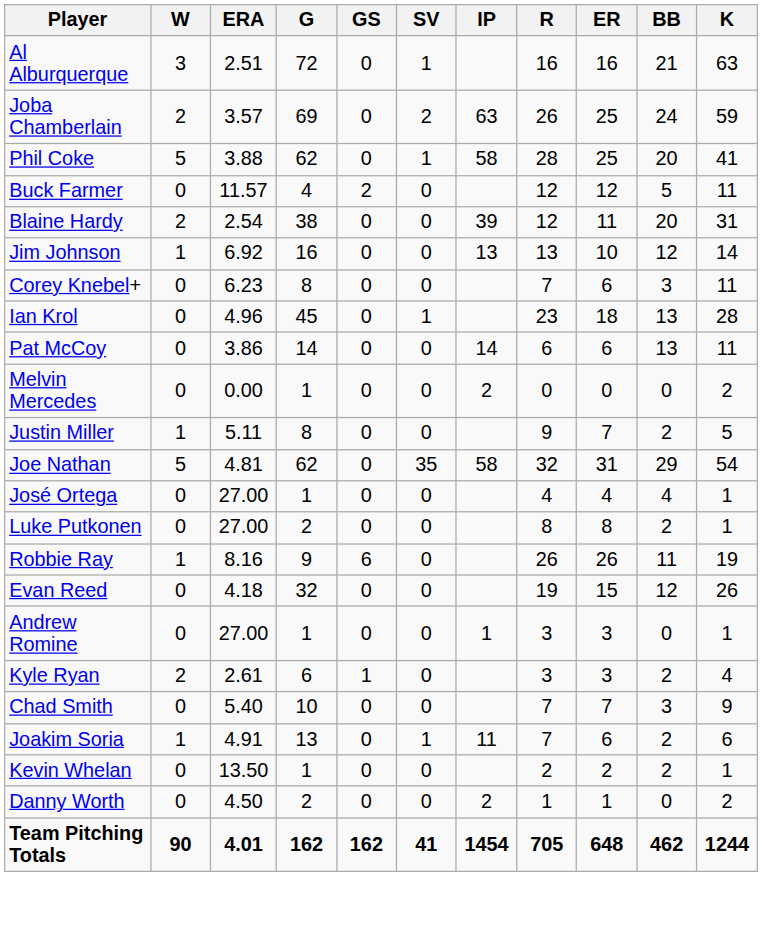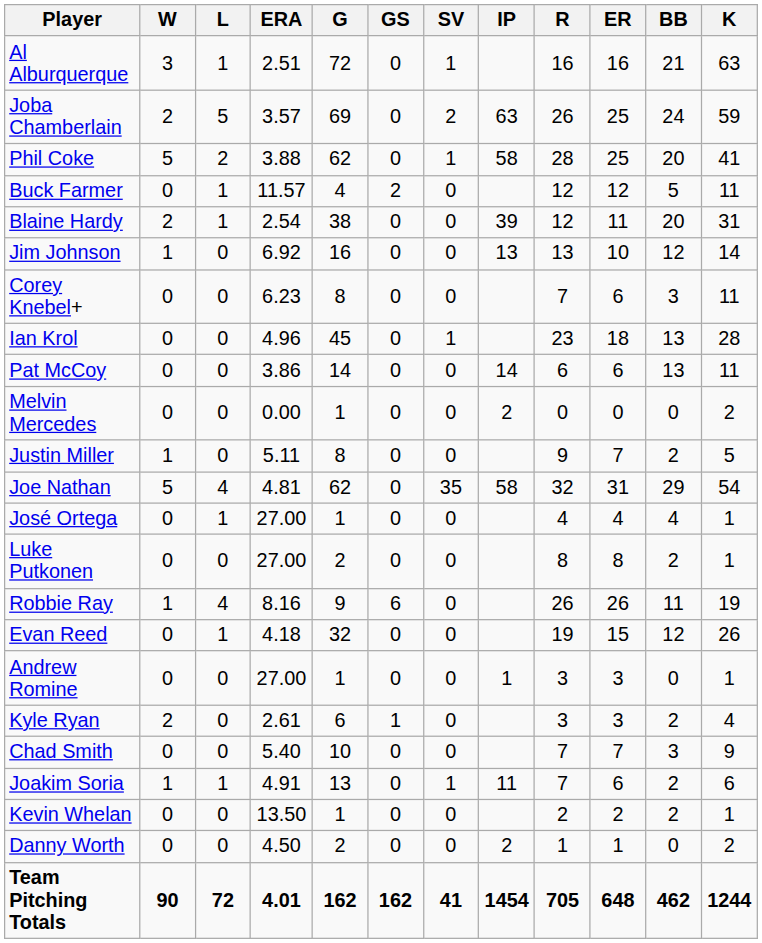+ column: (223, 20)
